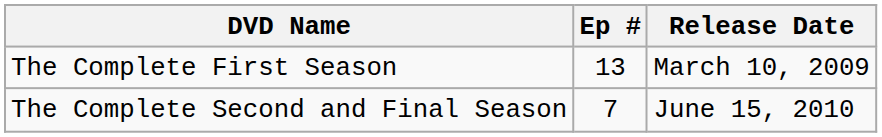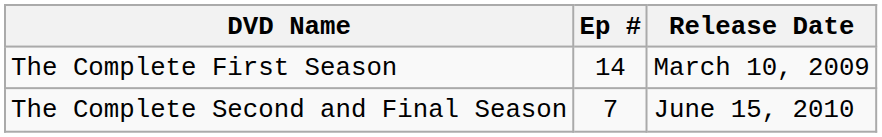(610, 68) 13 -> (610, 68) 14
